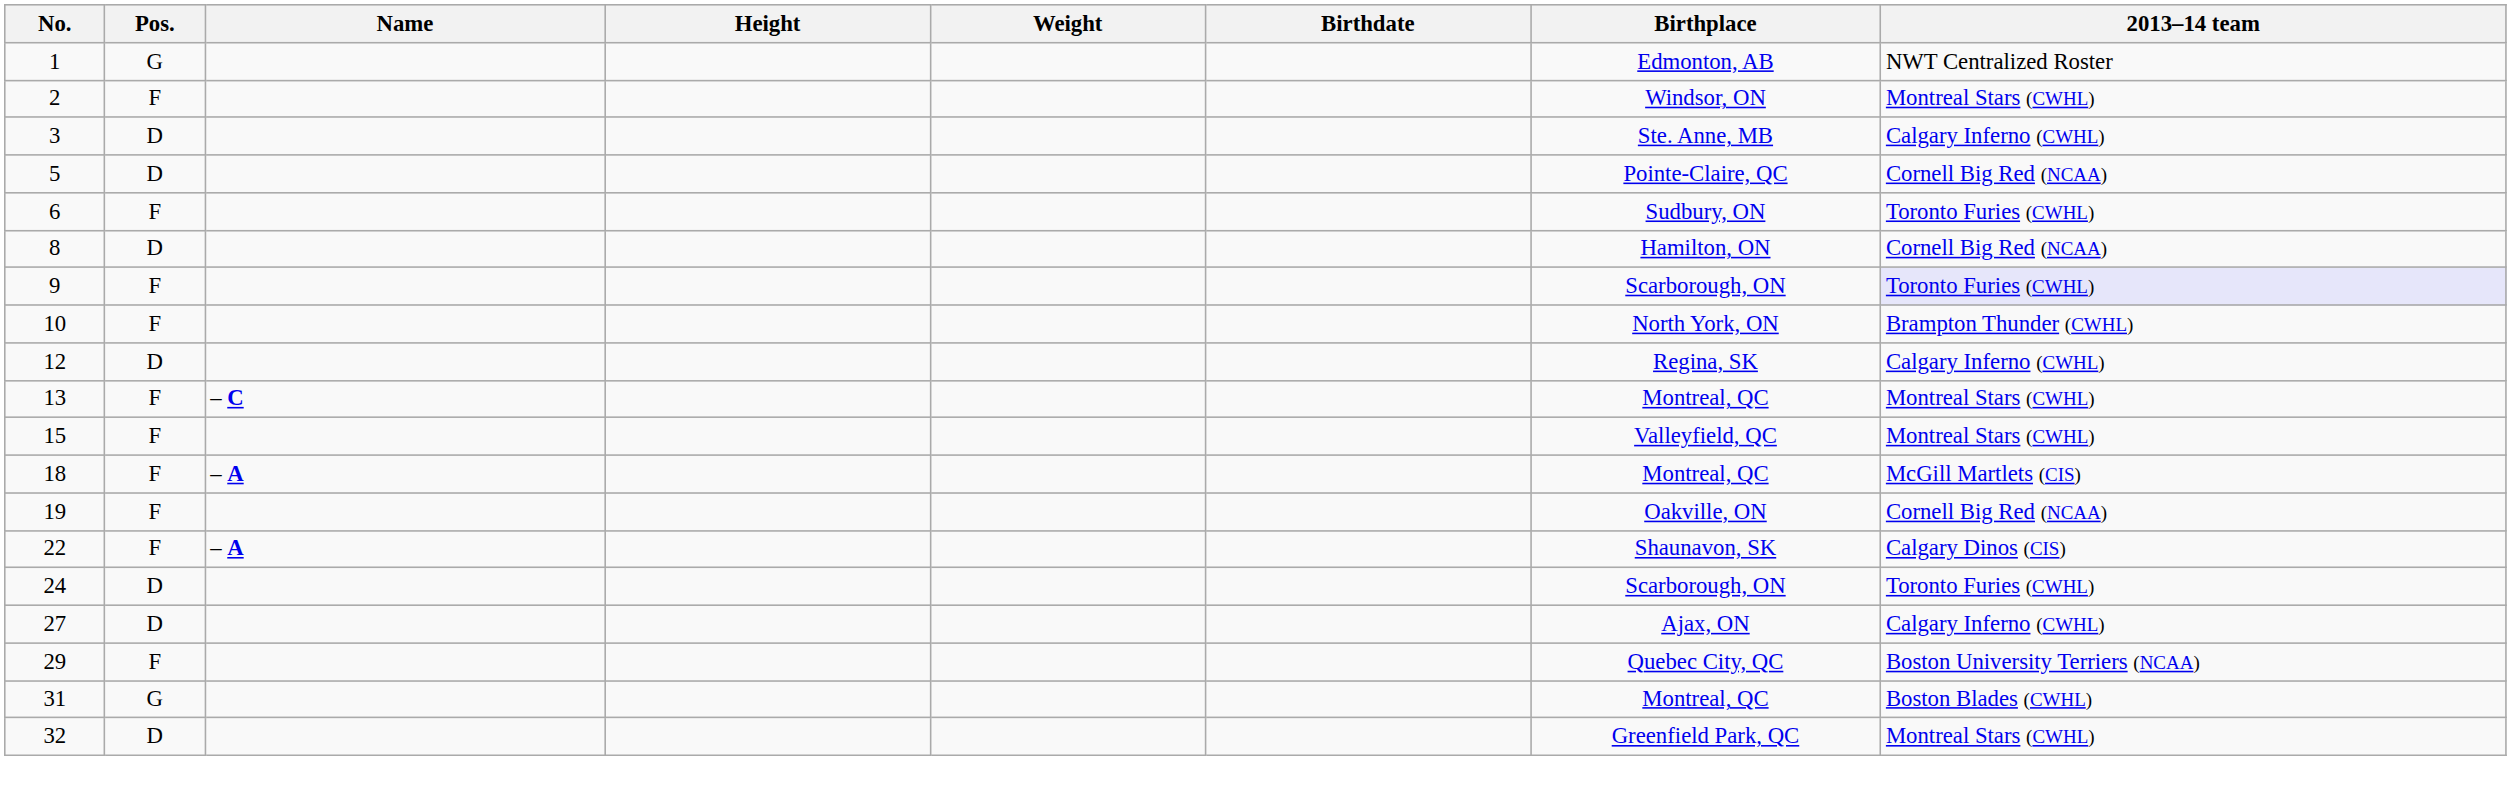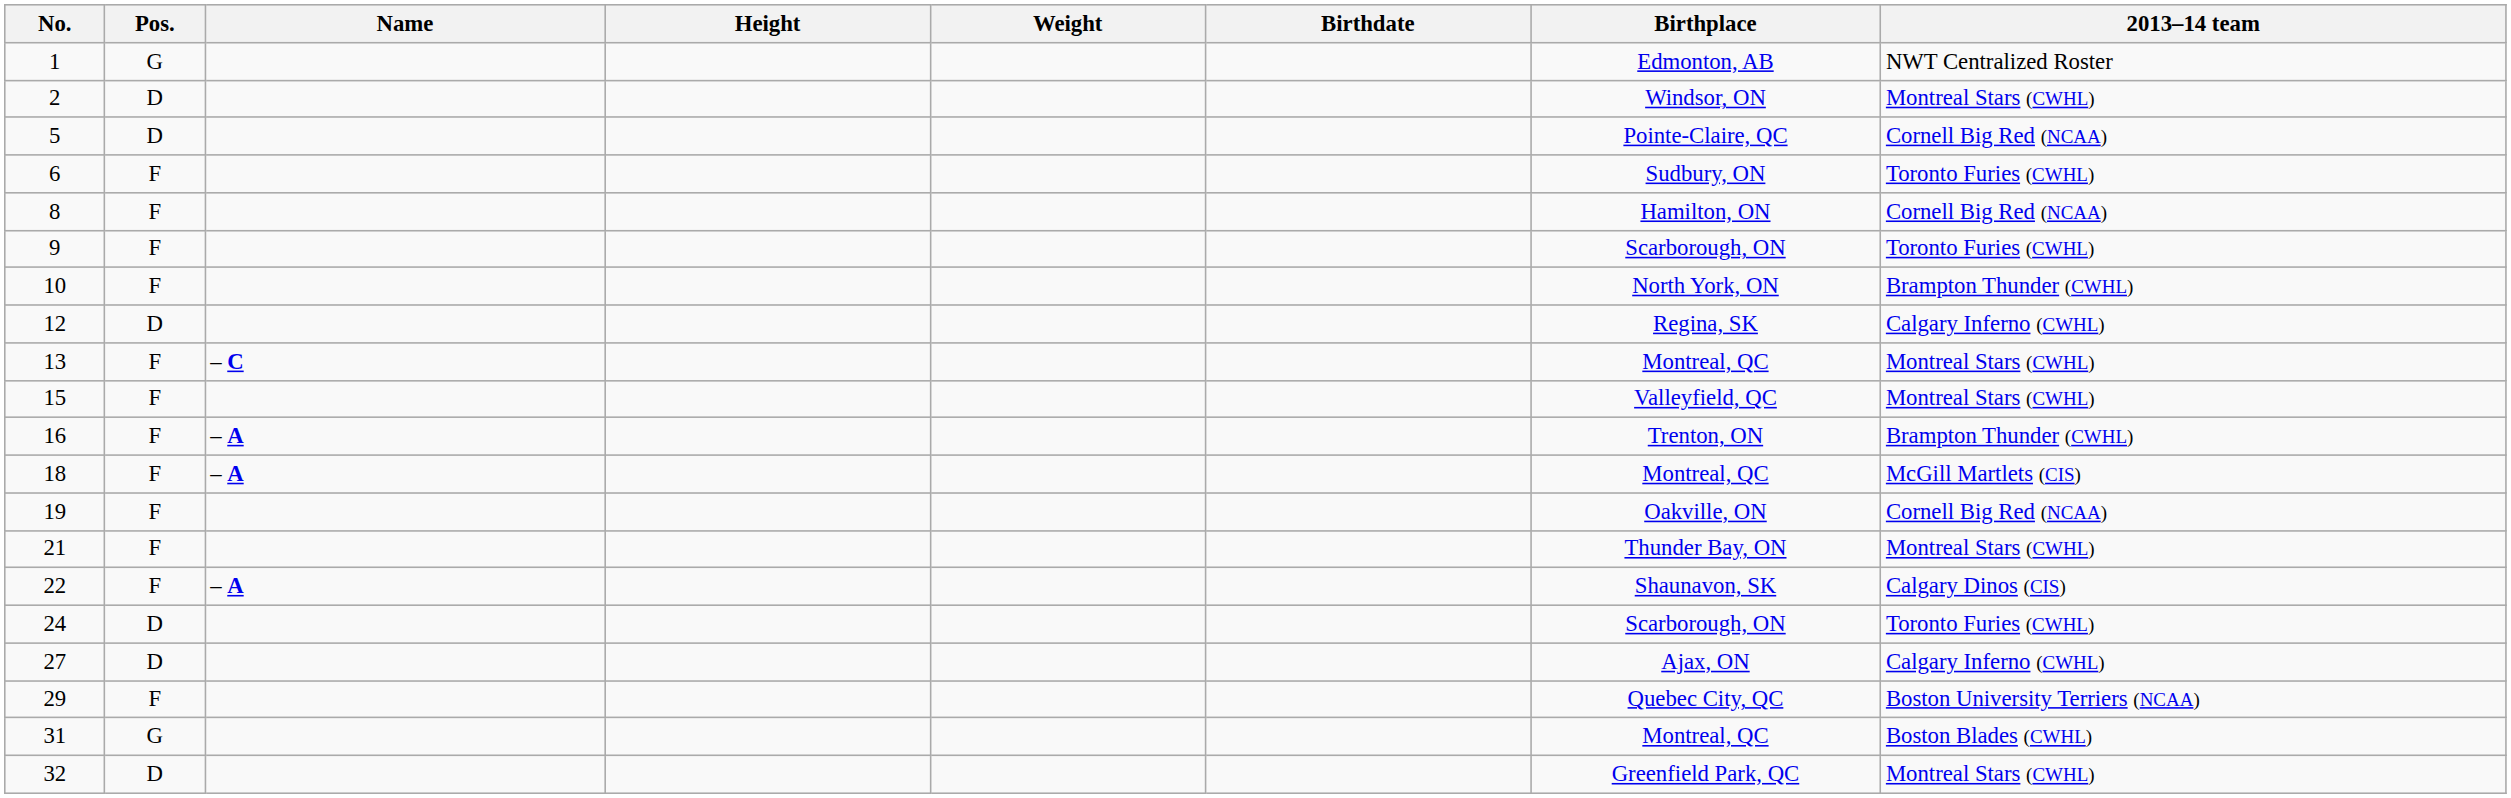(155, 98) F -> (155, 98) D
- row: (55, 136)
(155, 248) D -> (155, 211) F
(1990, 286) lavender background -> (1990, 248) no background
+ row: (55, 436)
+ row: (55, 549)
